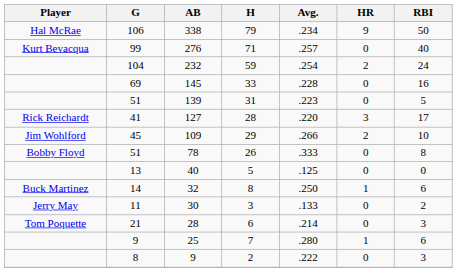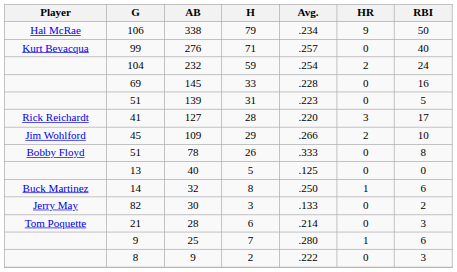(135, 205) 11 -> (135, 205) 82
